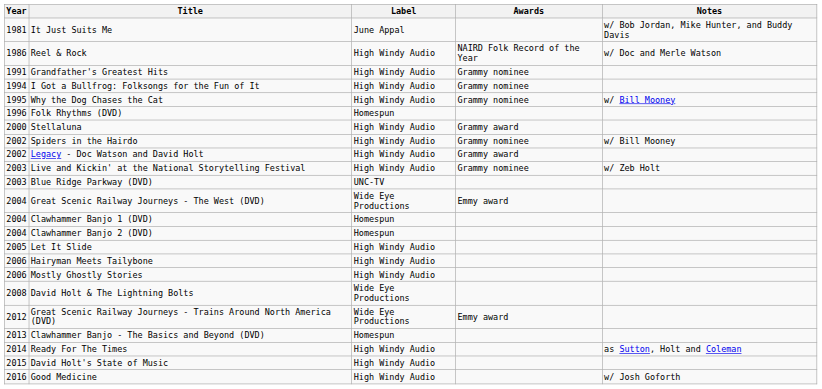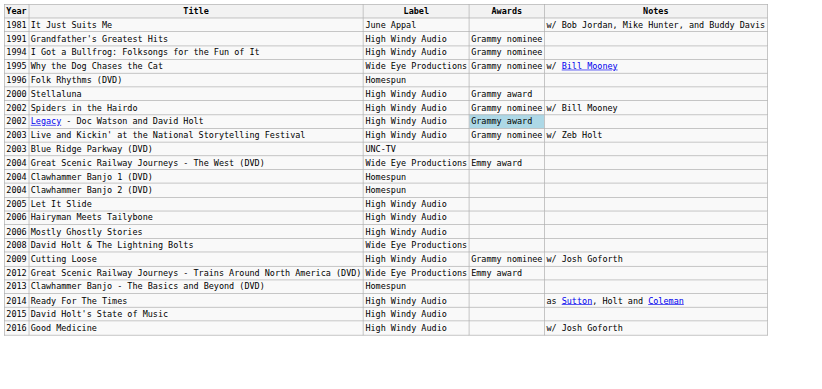- row: (59, 53)
(394, 100) High Windy Audio -> (416, 66) Wide Eye Productions
(488, 155) no background -> (502, 121) lightblue background
+ row: (64, 259)
